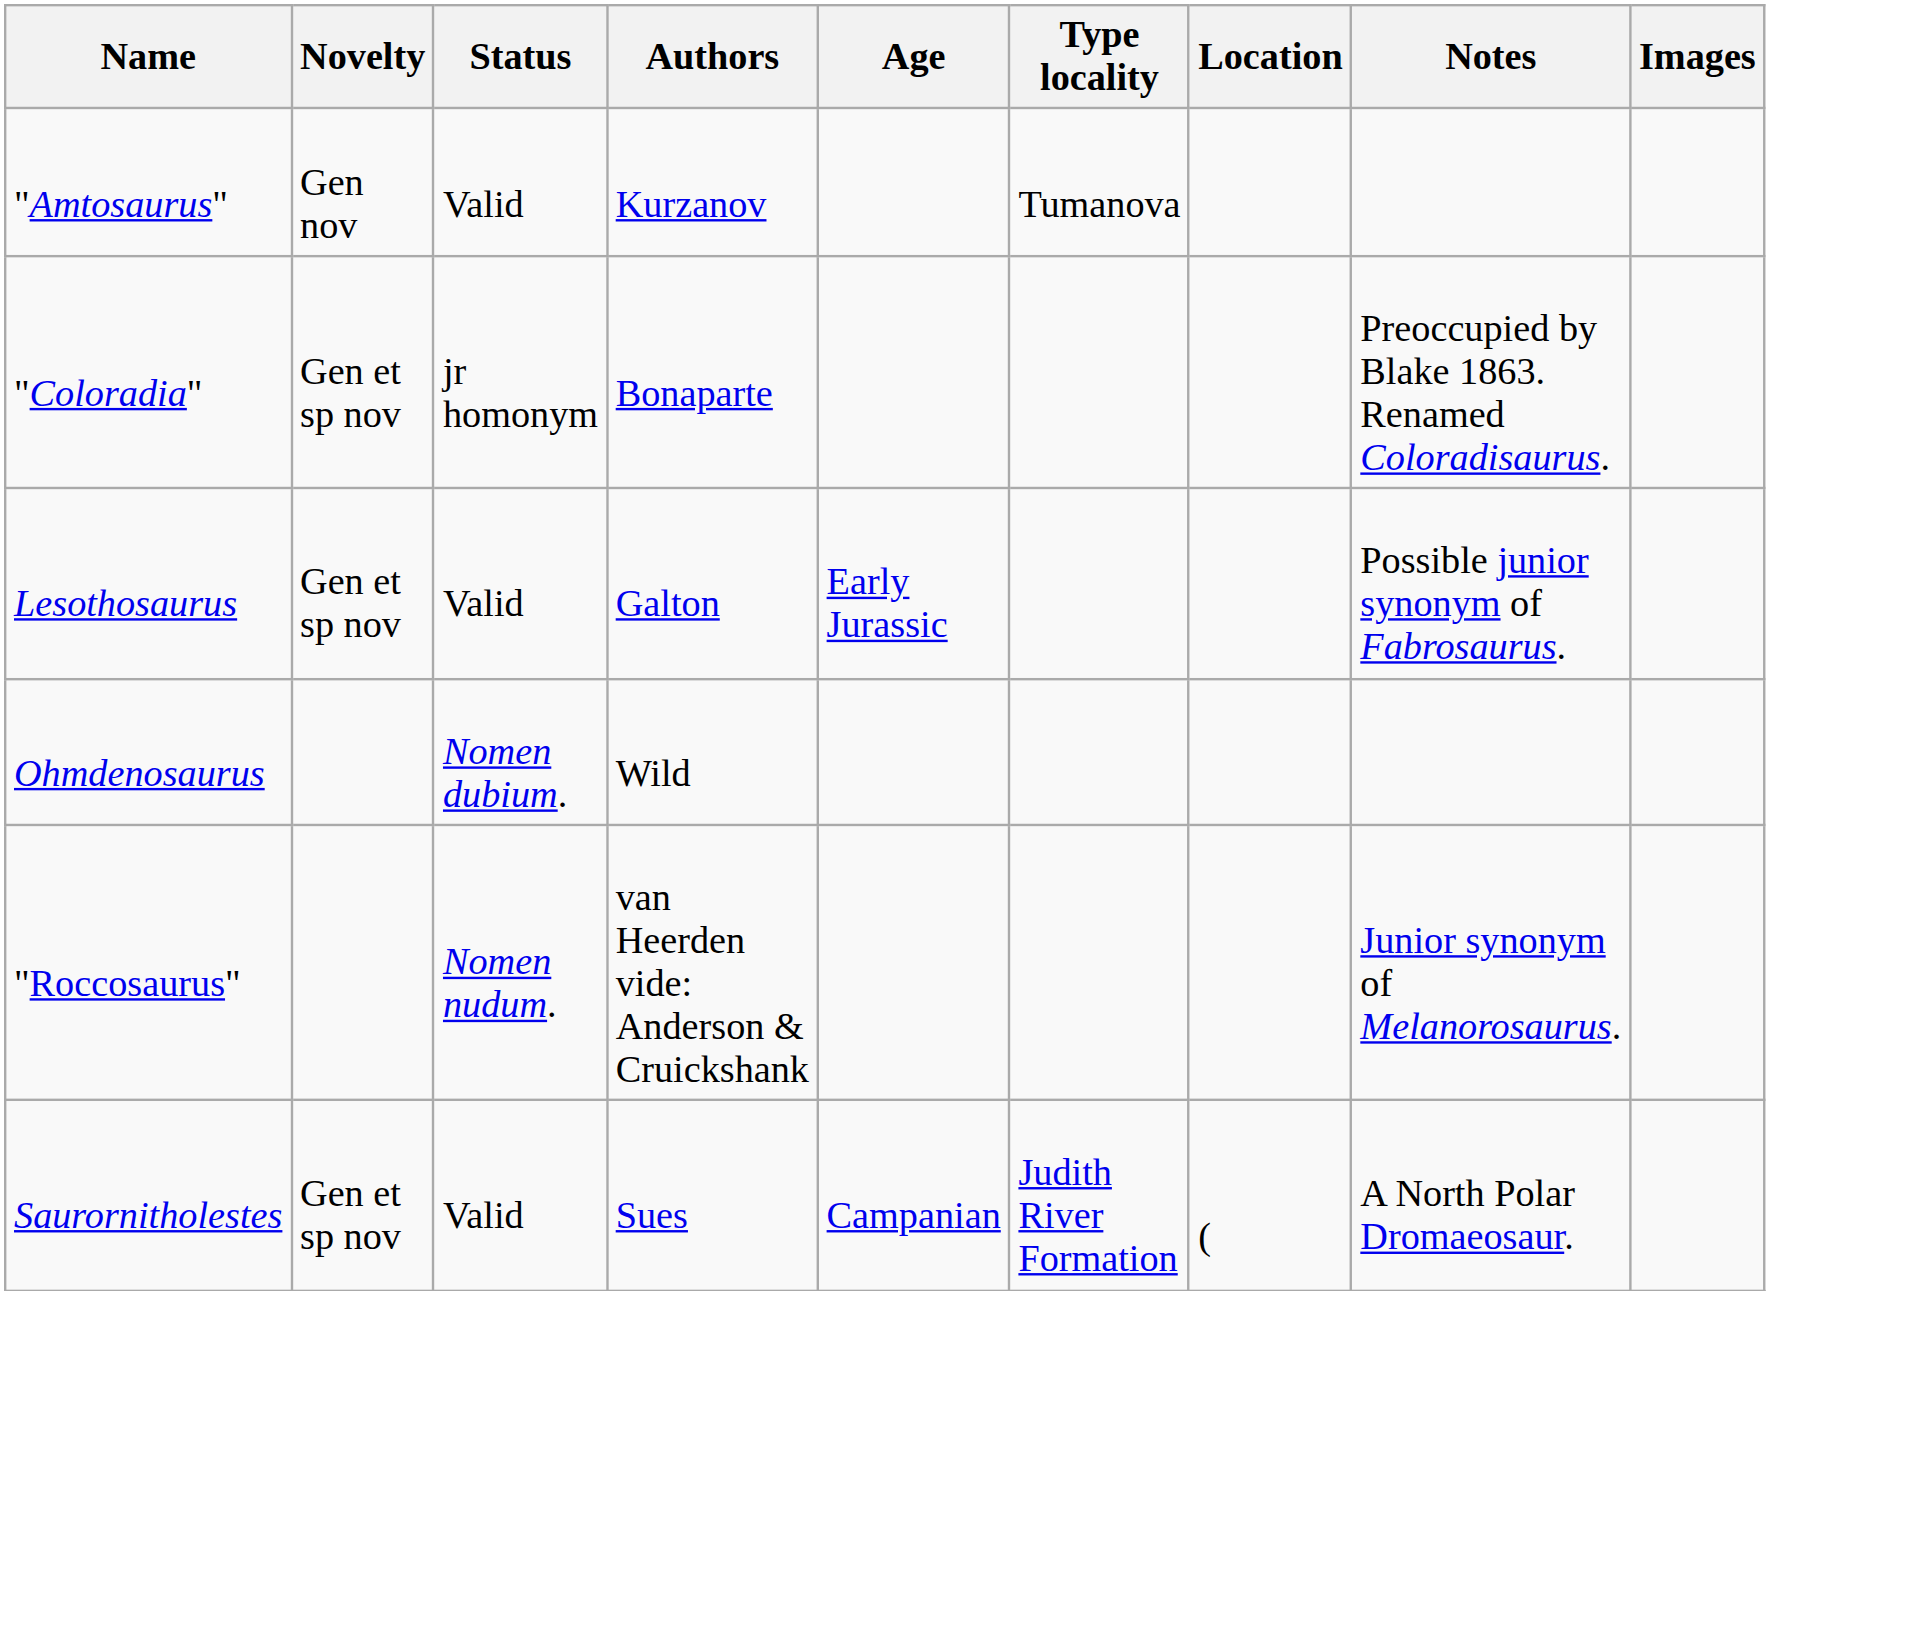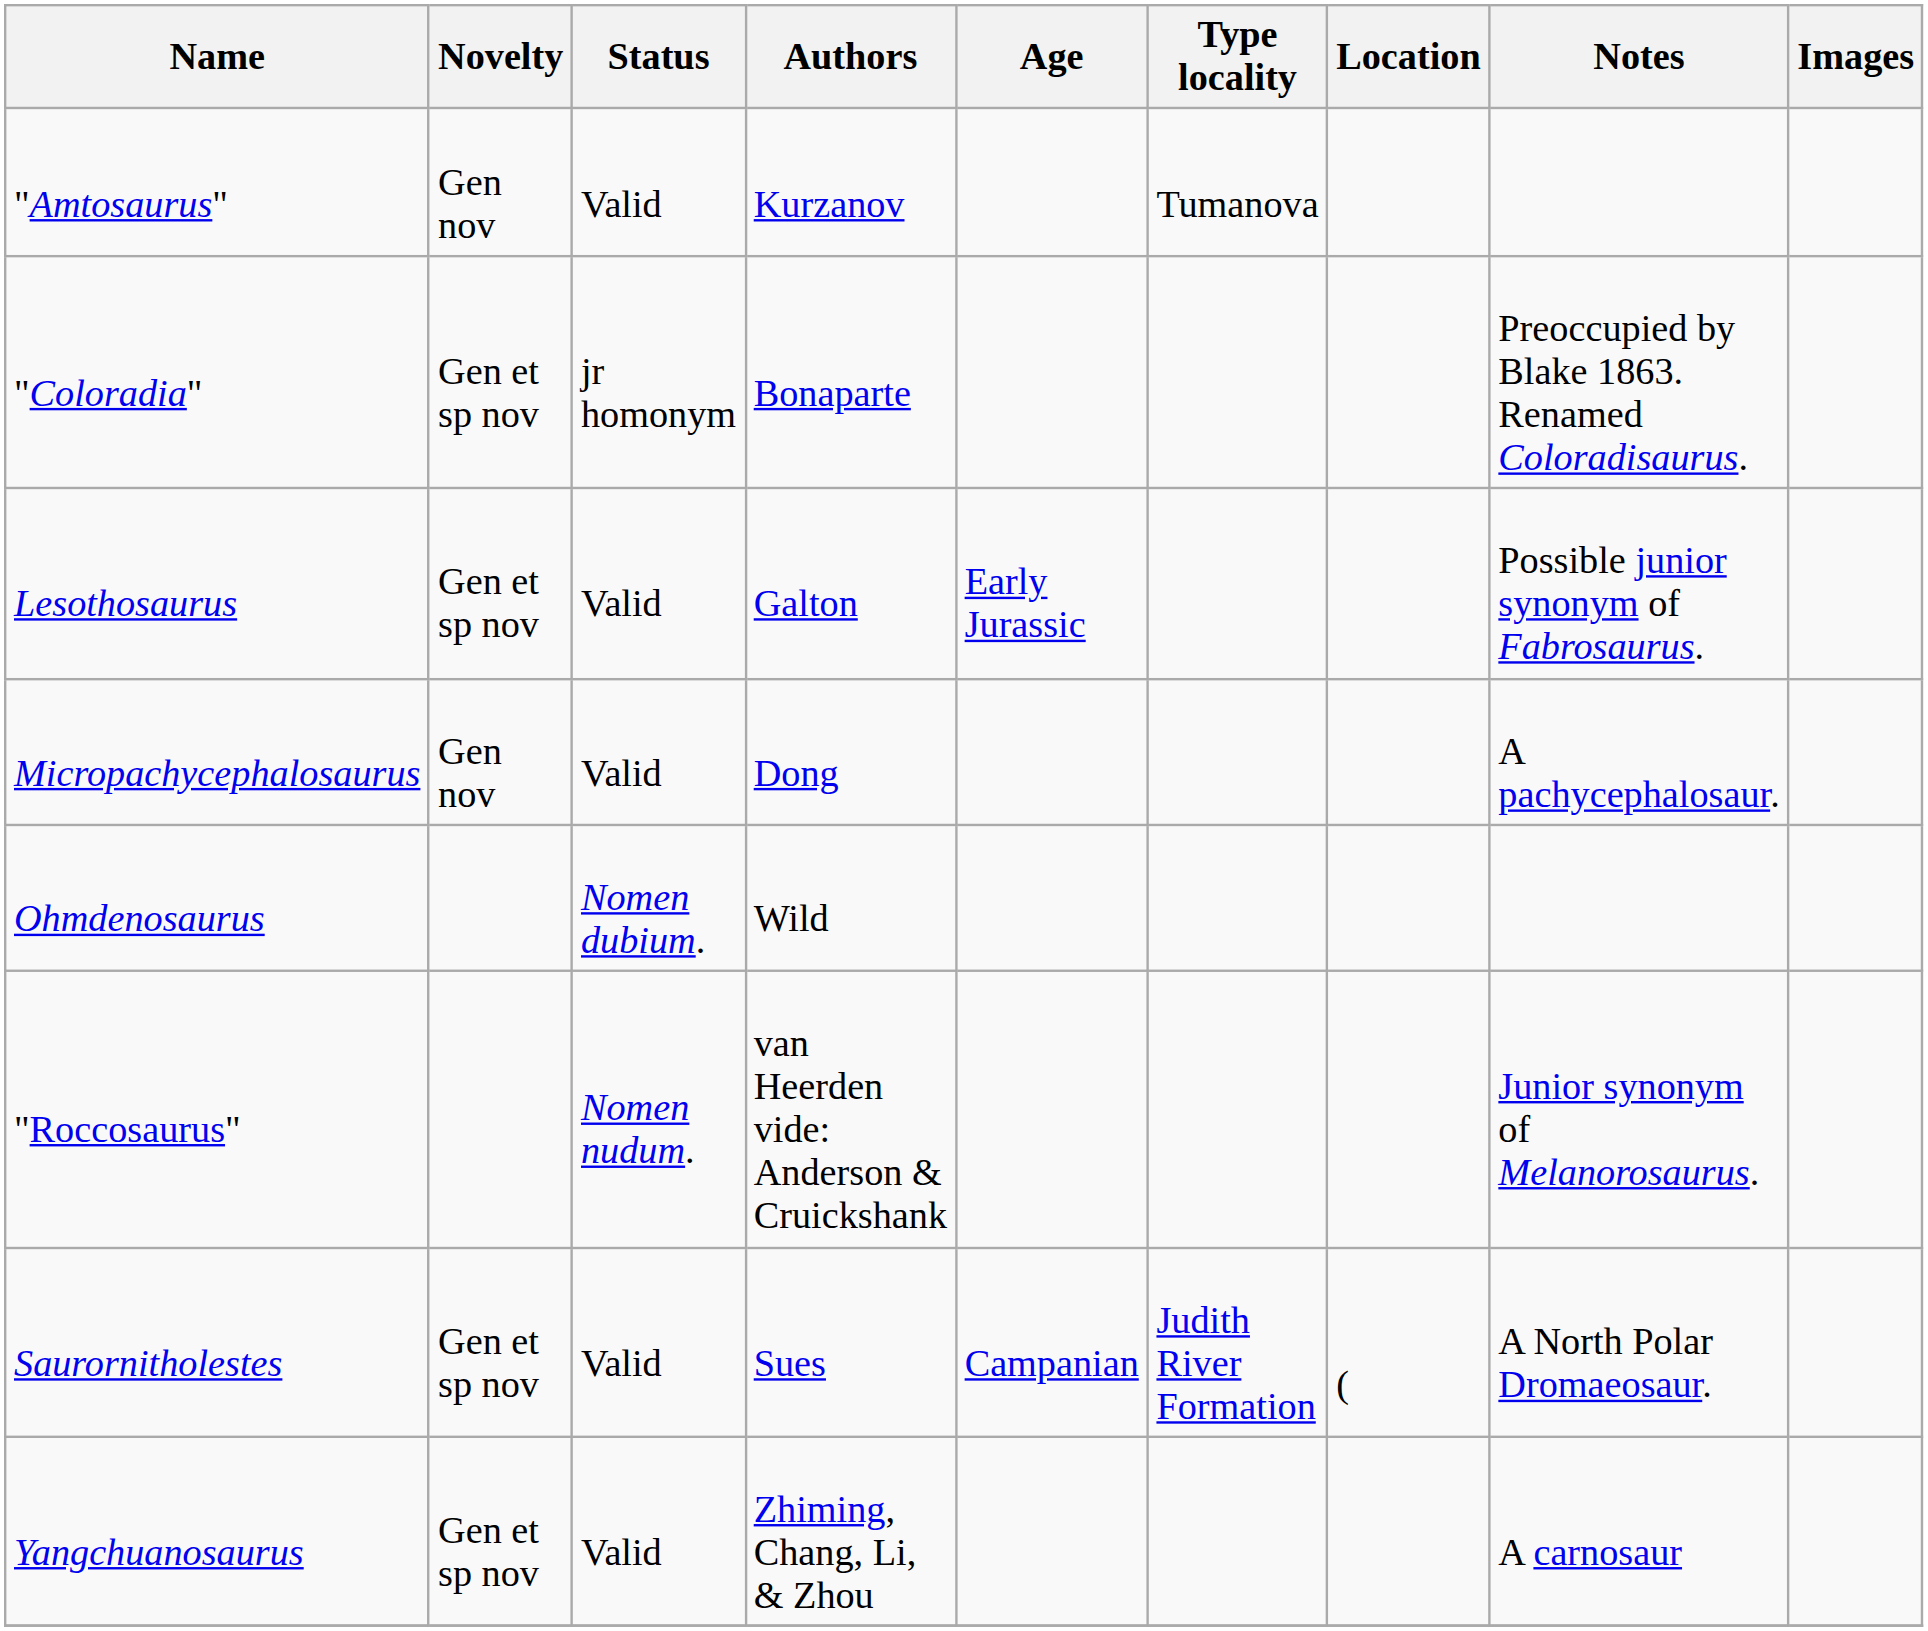+ row: (217, 772)
+ row: (159, 1552)
